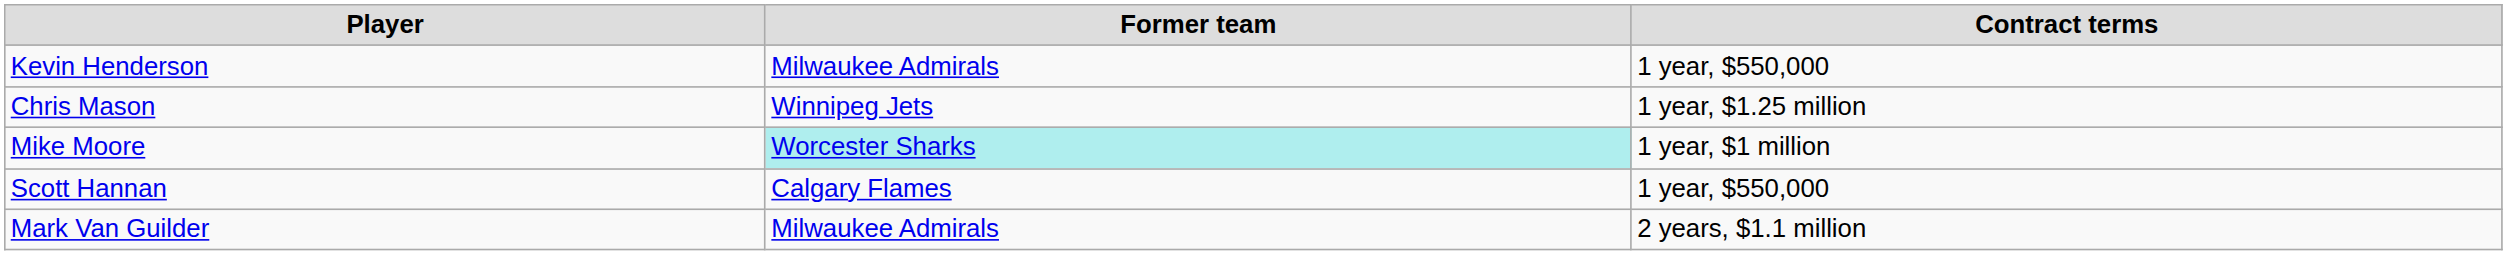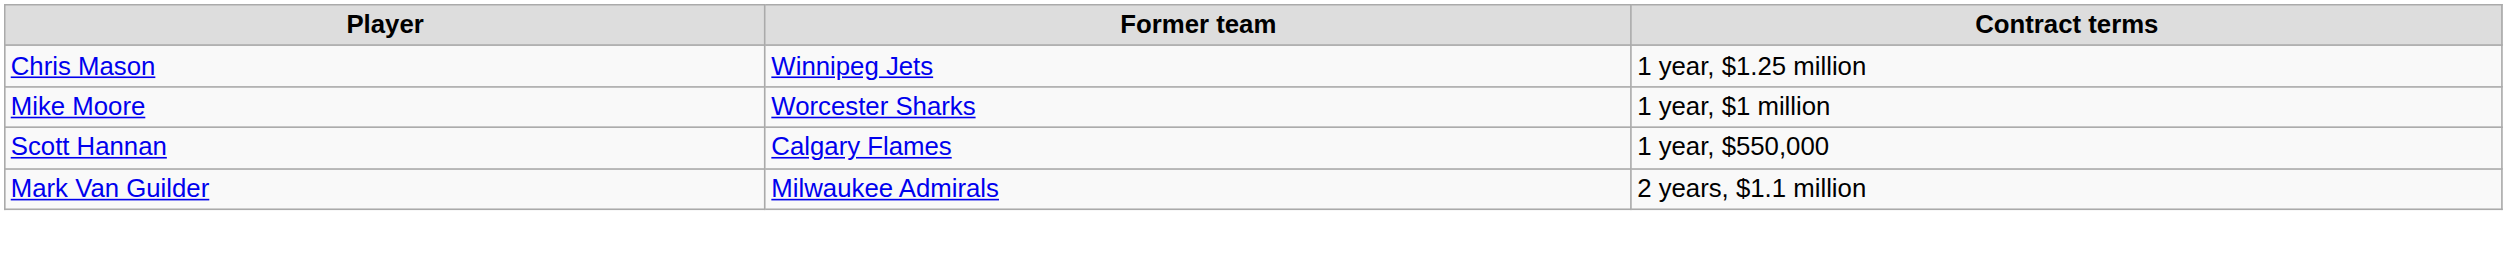- row: (110, 65)
(873, 147) paleturquoise background -> (873, 106) no background
